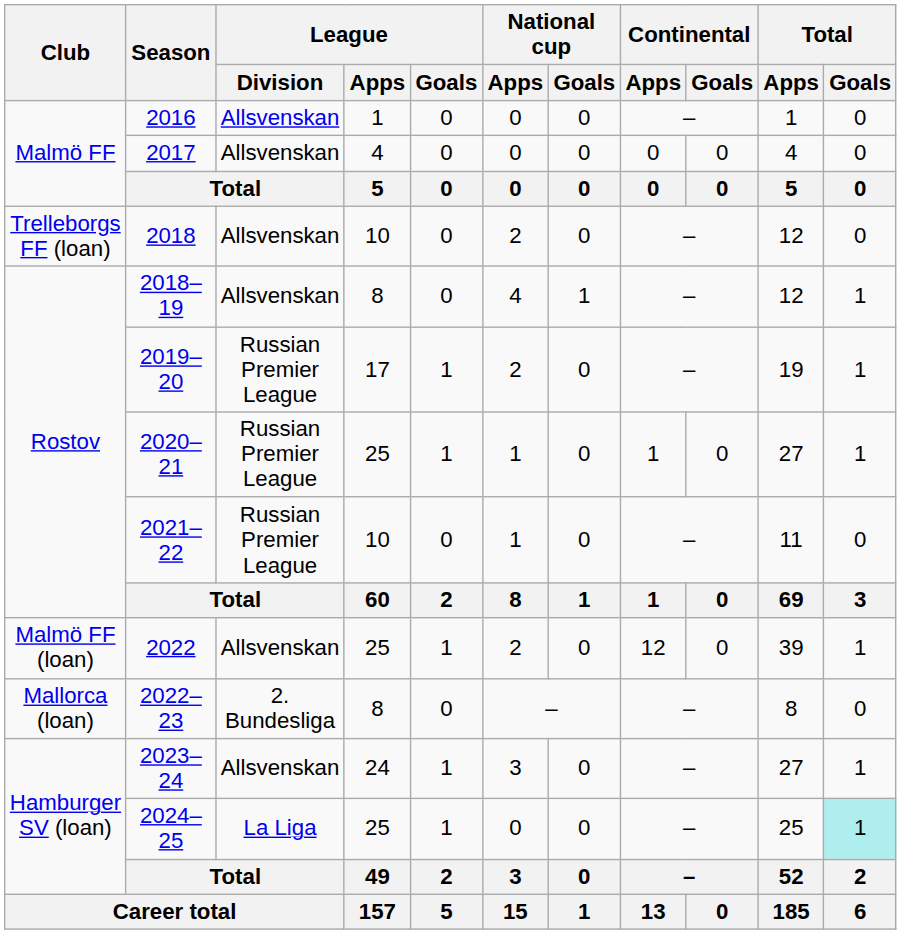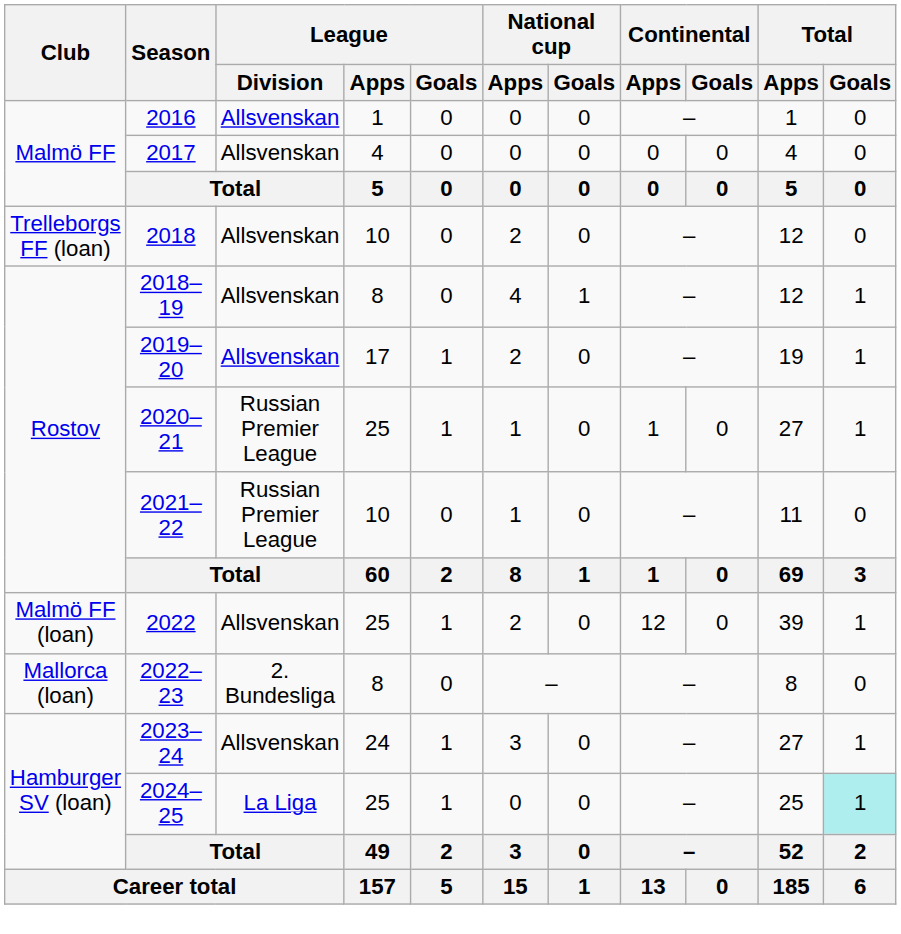(280, 369) Russian Premier League -> (280, 356) Allsvenskan
